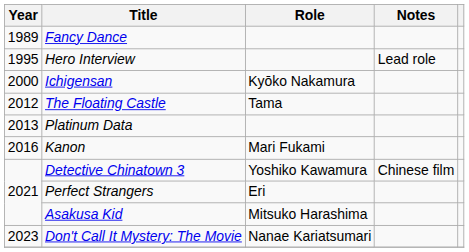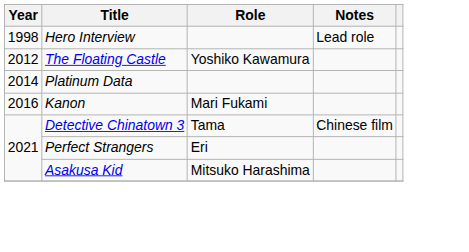- row: (86, 37)
(23, 59) 1995 -> (23, 37) 1998
- row: (79, 81)
(265, 103) Tama -> (250, 59) Yoshiko Kawamura
(23, 125) 2013 -> (23, 81) 2014
(308, 170) Yoshiko Kawamura -> (208, 125) Tama
- row: (143, 236)
